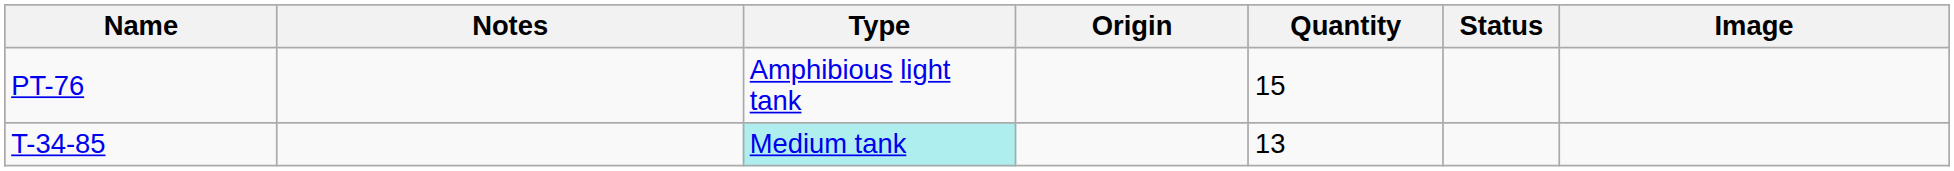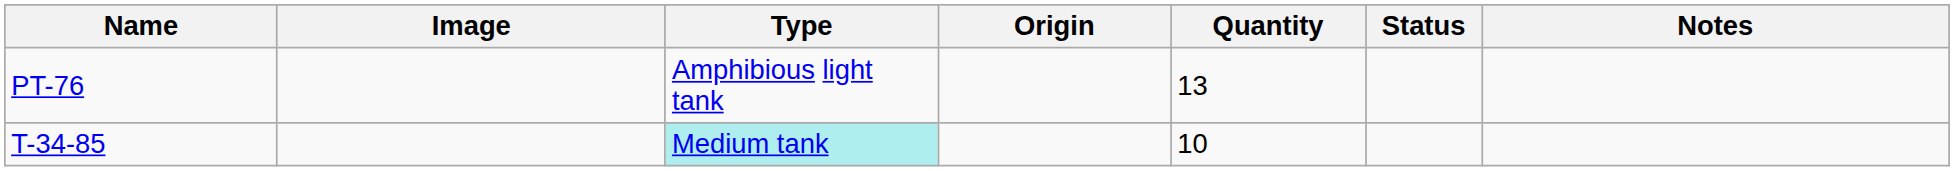columns swapped: (1754, 26) <-> (510, 26)
(1270, 84) 15 -> (1192, 84) 13
(1270, 143) 13 -> (1192, 143) 10
